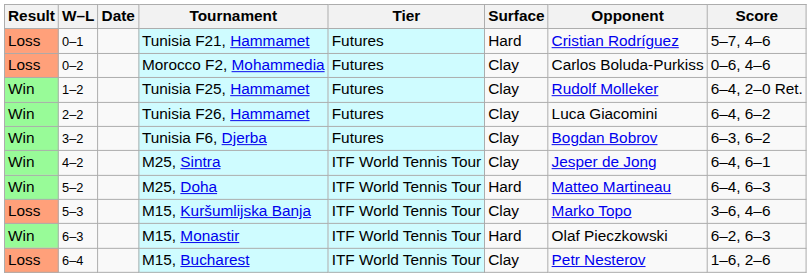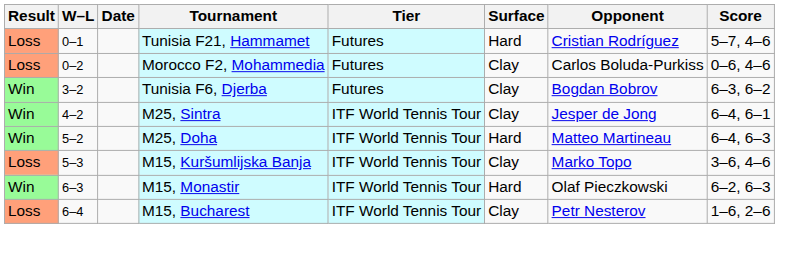- row: (226, 89)
- row: (226, 114)
